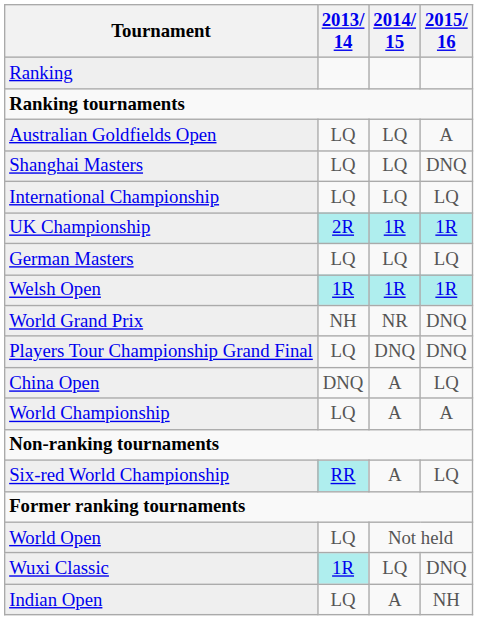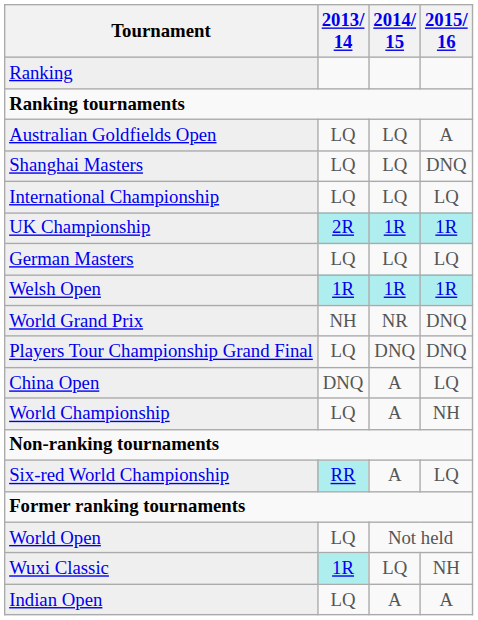(446, 413) A -> (446, 413) NH
(446, 568) DNQ -> (446, 568) NH
(446, 599) NH -> (446, 599) A
